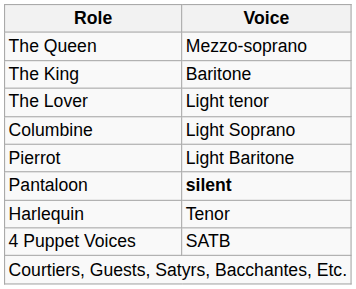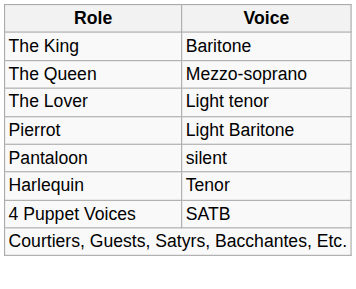rows swapped: (44, 74) <-> (53, 46)
- row: (51, 130)
(209, 185) bold -> (206, 158) normal
